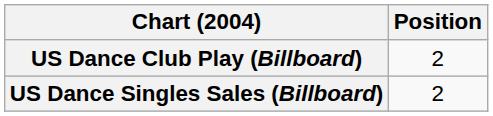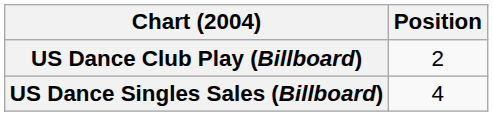(438, 93) 2 -> (438, 93) 4
